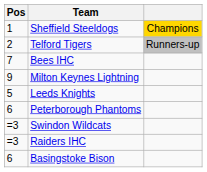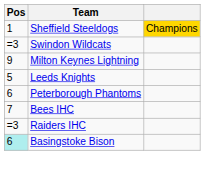- row: (61, 45)
rows swapped: (71, 126) <-> (52, 61)
(10, 158) no background -> (10, 142) paleturquoise background
